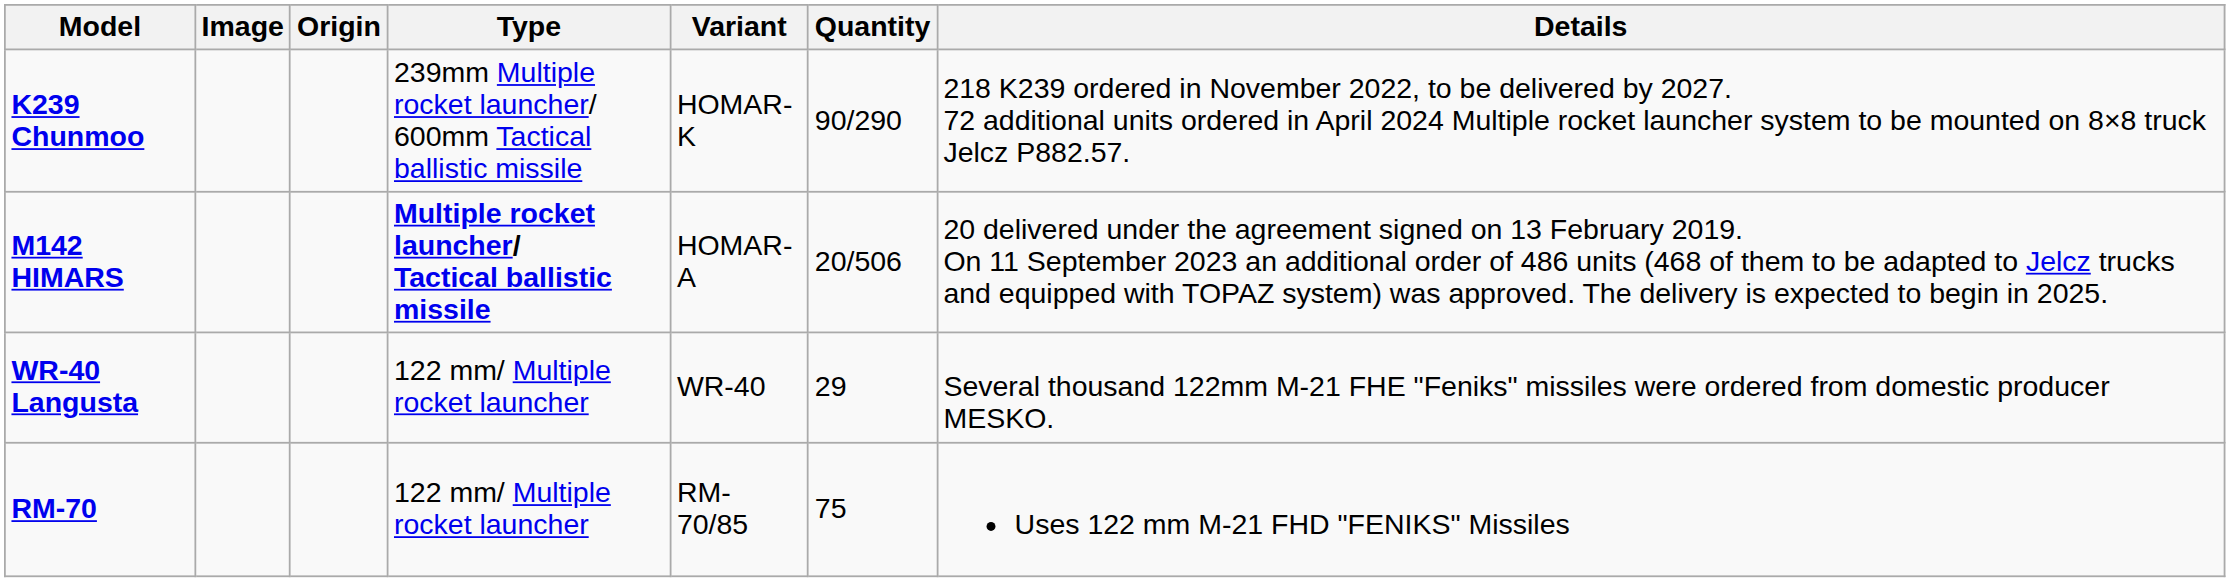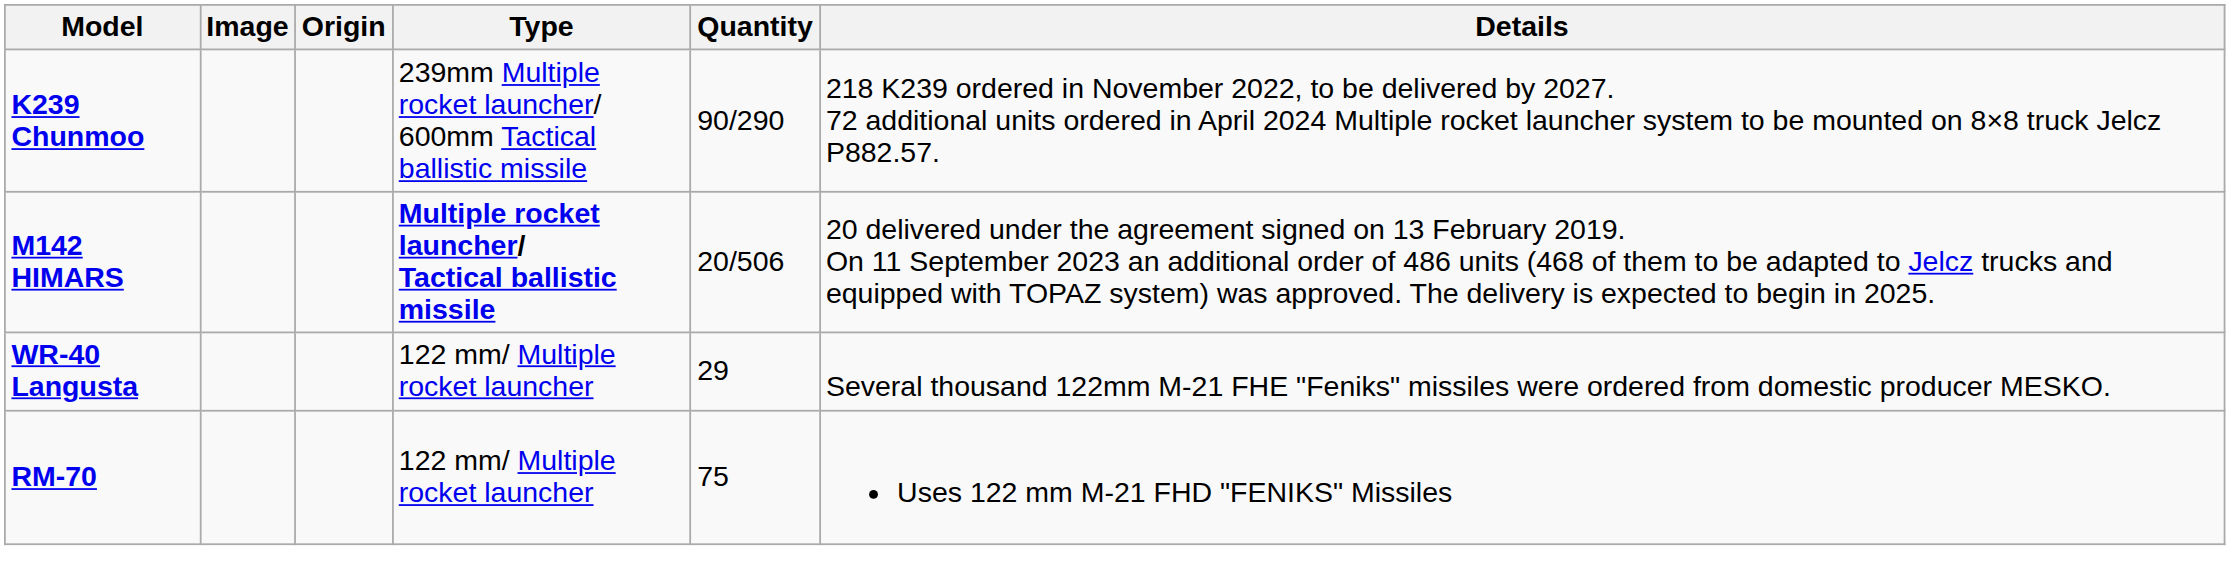- column: (739, 27)
